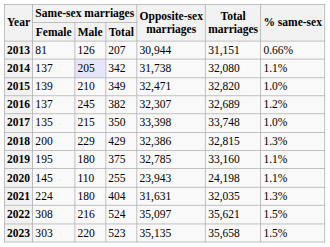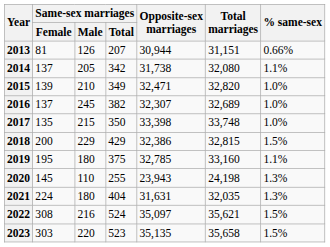(86, 68) lavender background -> (86, 68) no background
(275, 104) 1.2% -> (275, 104) 1.0%
(275, 141) 1.3% -> (275, 141) 1.5%
(275, 178) 1.1% -> (275, 178) 1.3%
